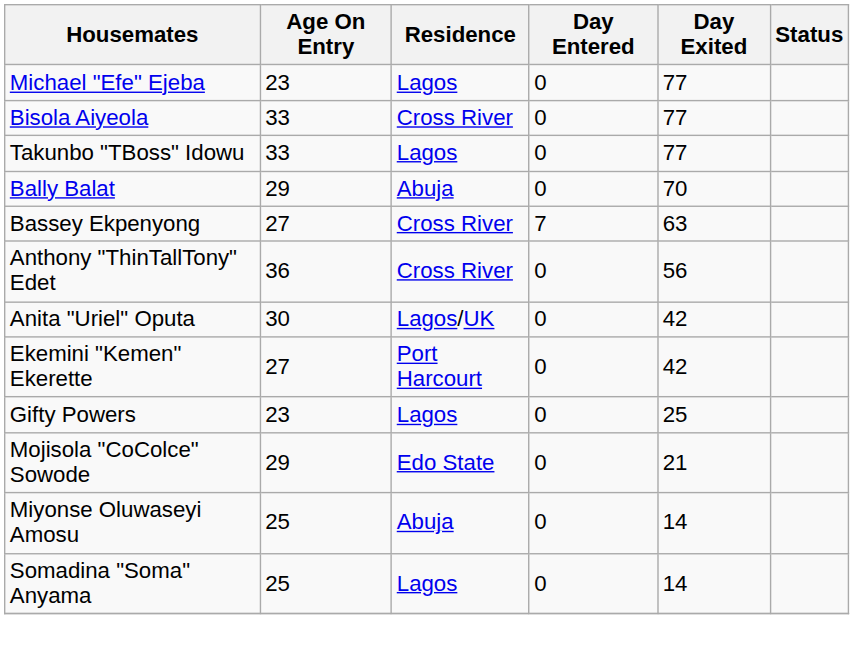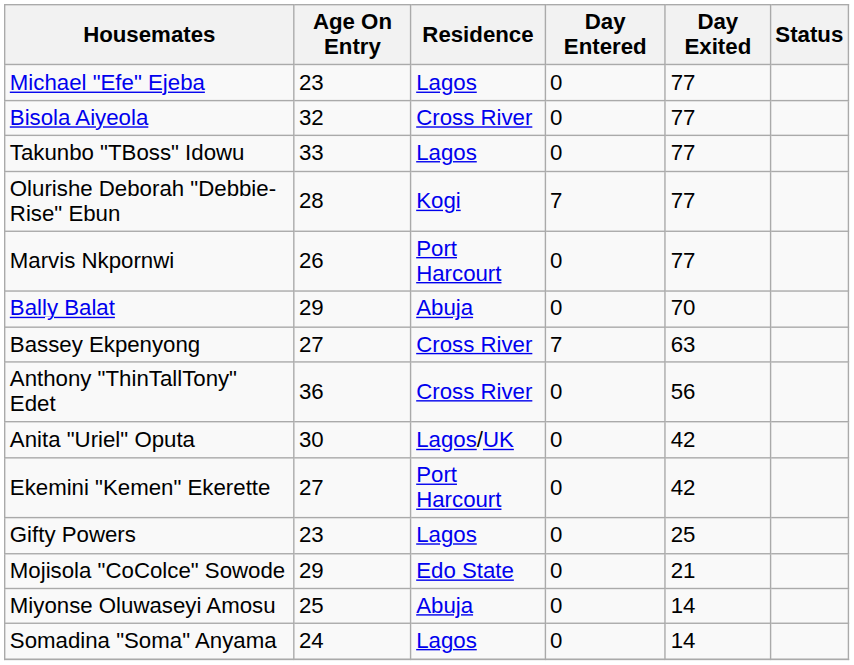(278, 117) 33 -> (311, 117) 32
+ row: (143, 200)
+ row: (92, 261)
(278, 583) 25 -> (311, 641) 24
